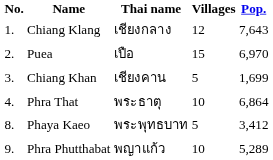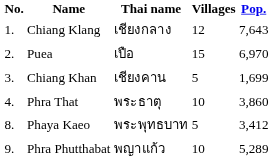(254, 101) 6,864 -> (254, 101) 3,860
